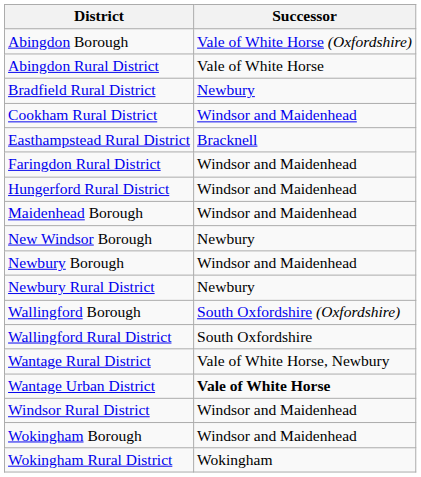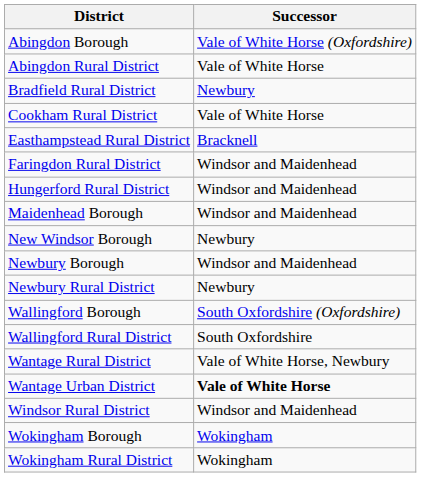(277, 115) Windsor and Maidenhead -> (261, 115) Vale of White Horse
(277, 435) Windsor and Maidenhead -> (235, 435) Wokingham
